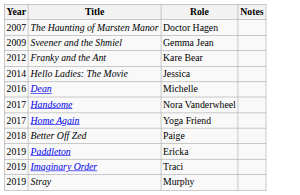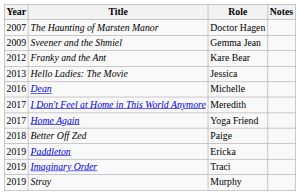(16, 74) 2014 -> (16, 74) 2013
+ row: (118, 105)
- row: (51, 105)
